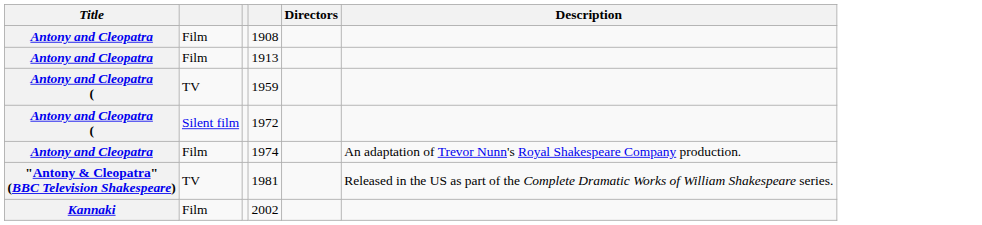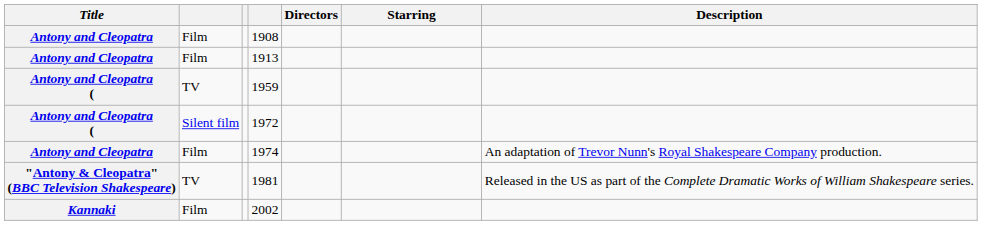+ column: (411, 15)
